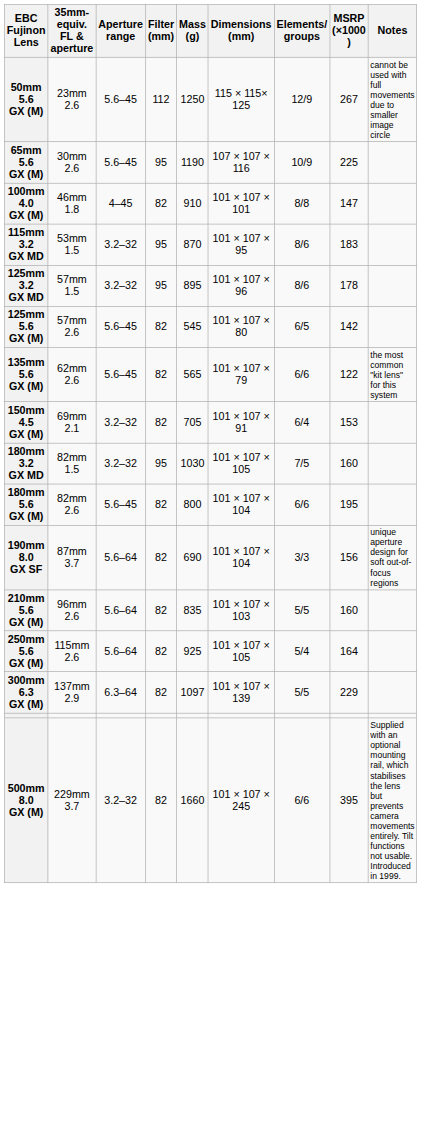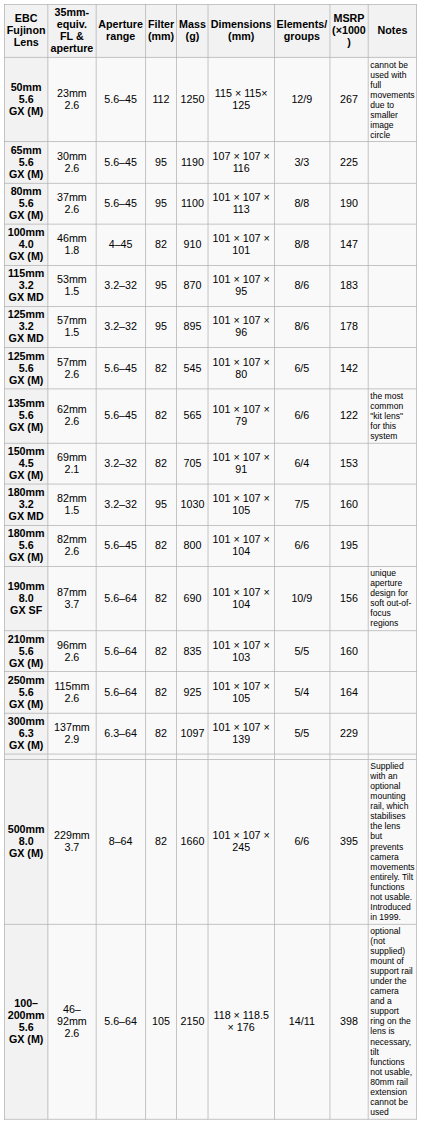(302, 162) 10/9 -> (302, 162) 3/3
+ row: (26, 203)
(302, 557) 3/3 -> (302, 598) 10/9
(121, 800) 3.2–32 -> (121, 841) 8–64
+ row: (26, 1021)
